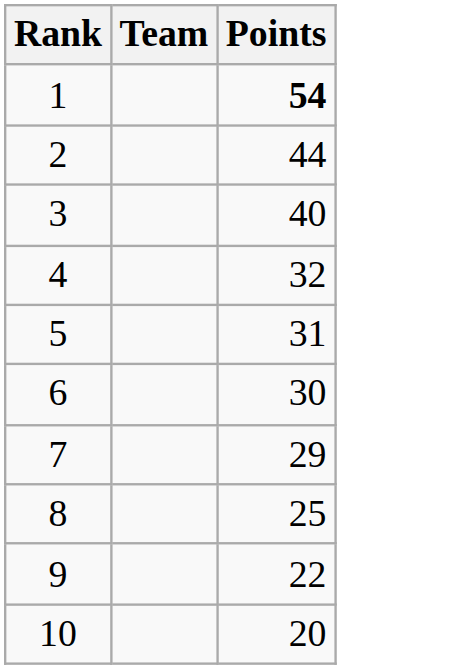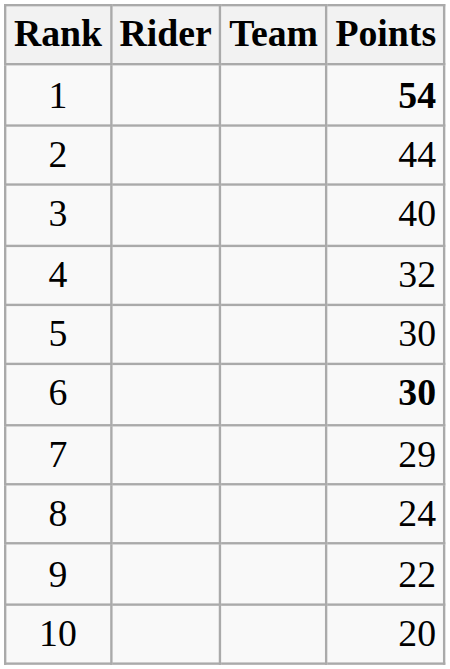+ column: (166, 34)
(308, 333) 31 -> (417, 333) 30
(308, 393) normal -> (417, 393) bold
(308, 513) 25 -> (417, 513) 24
